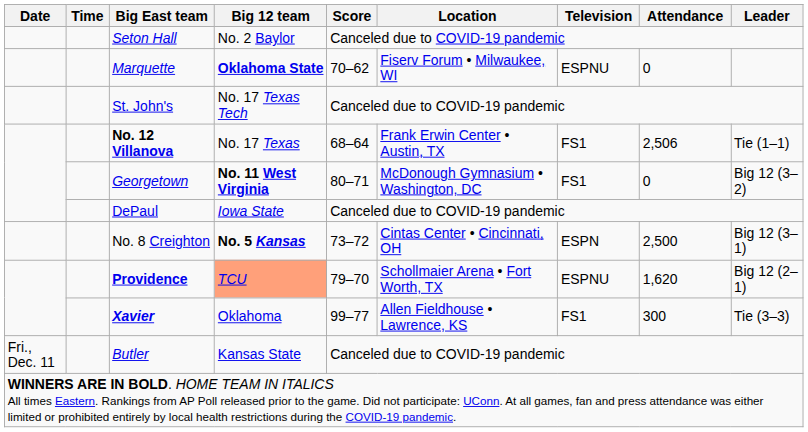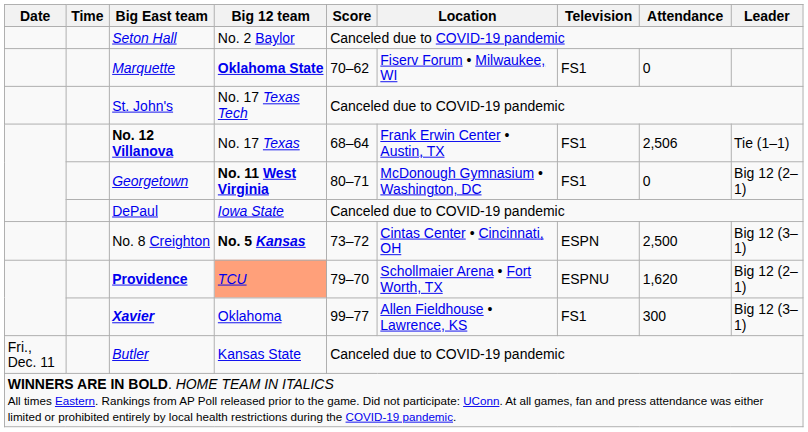(585, 68) ESPNU -> (574, 68) FS1
(766, 181) Big 12 (3–2) -> (766, 181) Big 12 (2–1)
(762, 317) Tie (3–3) -> (766, 317) Big 12 (3–1)
